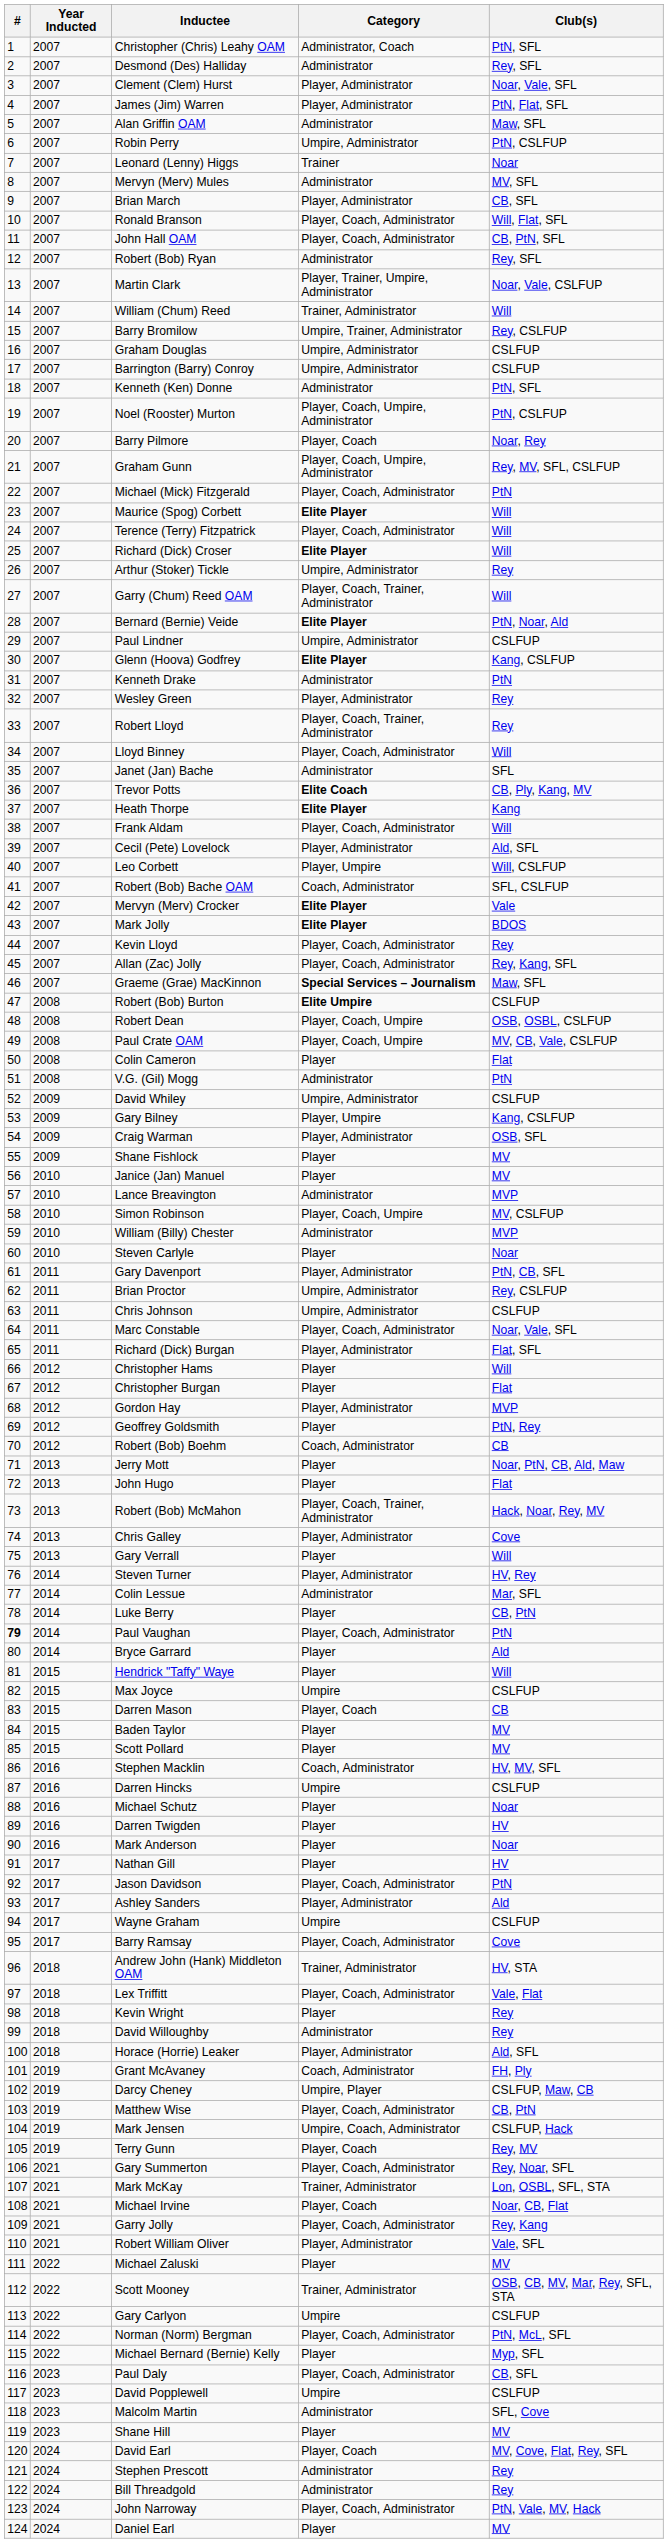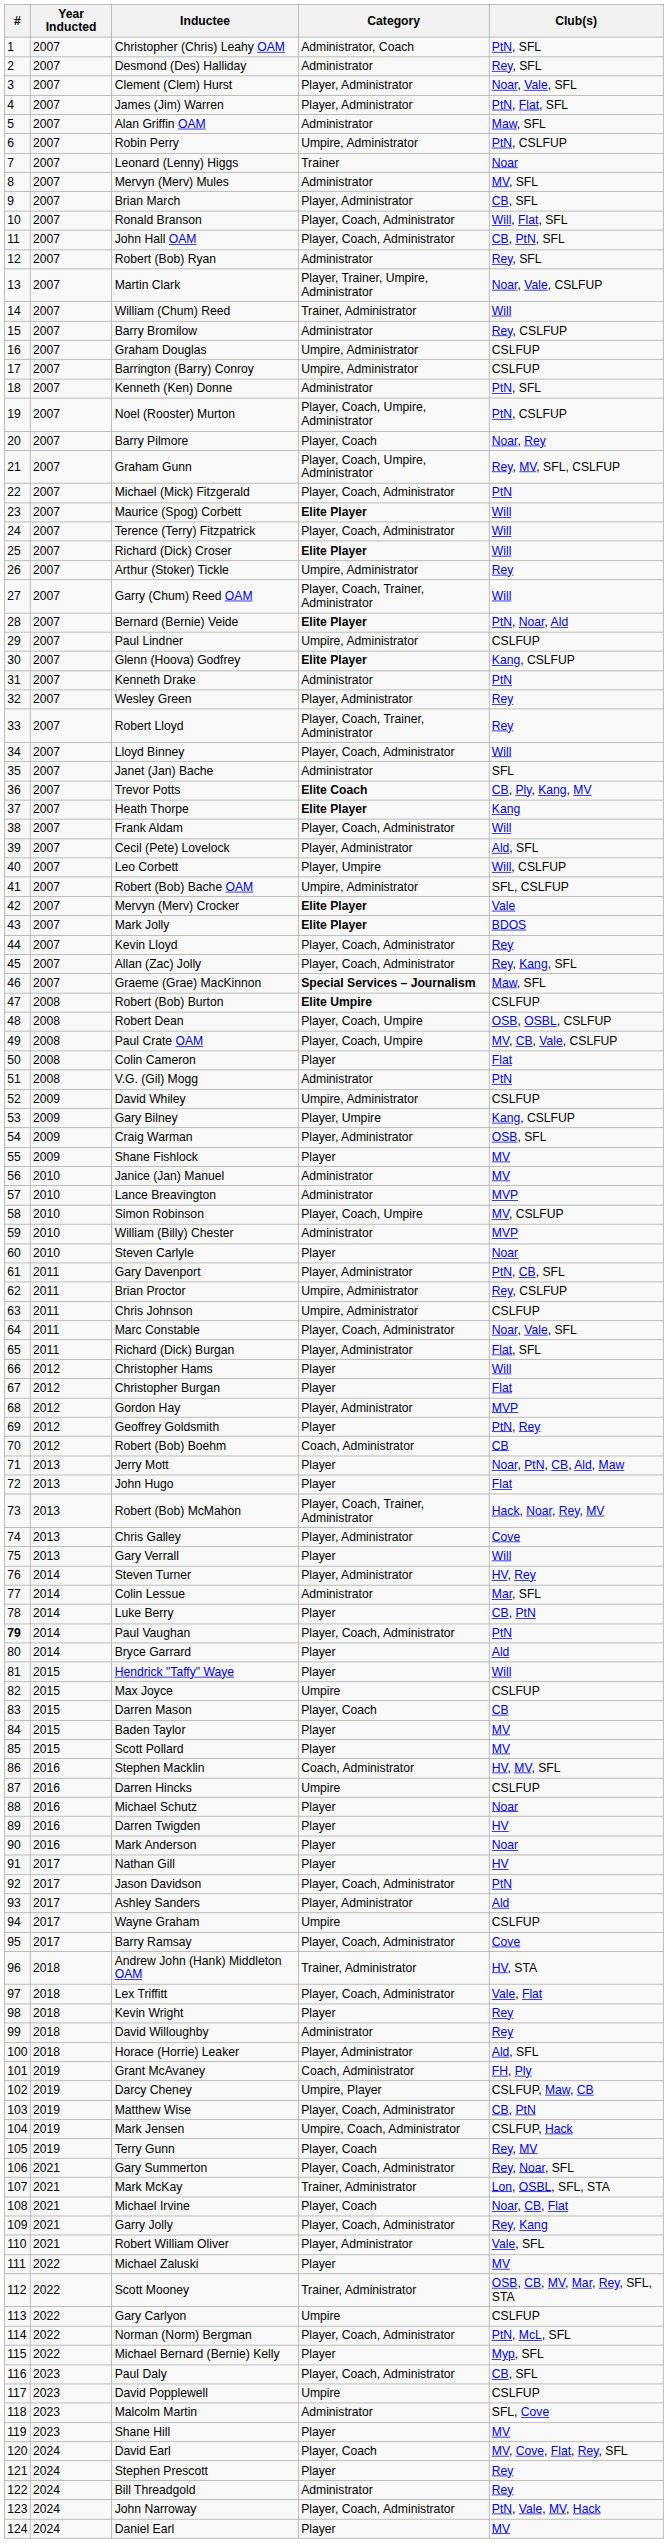(382, 330) Umpire, Trainer, Administrator -> (337, 330) Administrator
(358, 886) Coach, Administrator -> (360, 886) Umpire, Administrator
(318, 1176) Player -> (337, 1176) Administrator
(337, 2470) Administrator -> (318, 2470) Player
